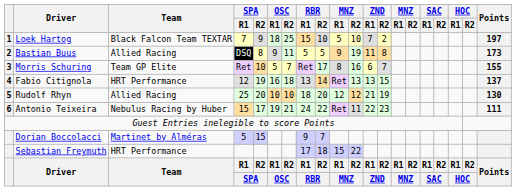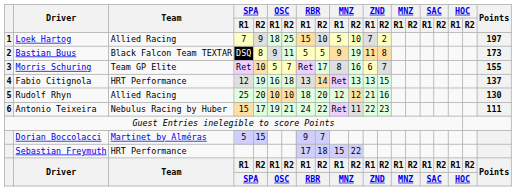(171, 39) Black Falcon Team TEXTAR -> (144, 39) Allied Racing
(144, 53) Allied Racing -> (171, 53) Black Falcon Team TEXTAR
(384, 95) 19 -> (384, 95) 16
